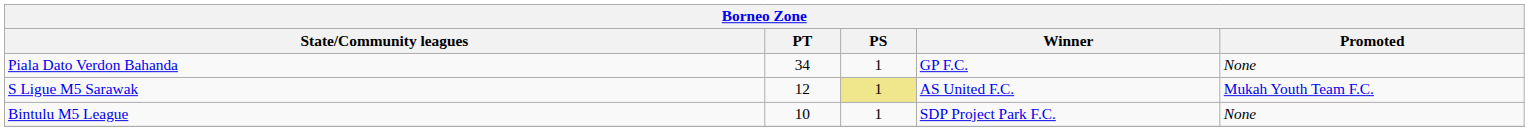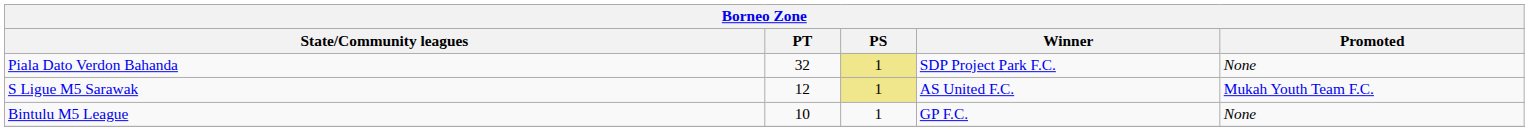(802, 65) 34 -> (802, 65) 32
(878, 65) no background -> (878, 65) khaki background
(944, 65) GP F.C. -> (988, 65) SDP Project Park F.C.
(988, 114) SDP Project Park F.C. -> (944, 114) GP F.C.
